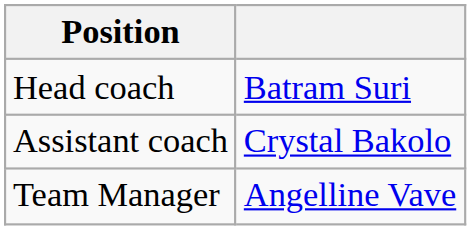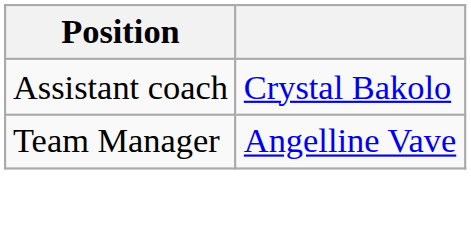- row: (94, 86)
